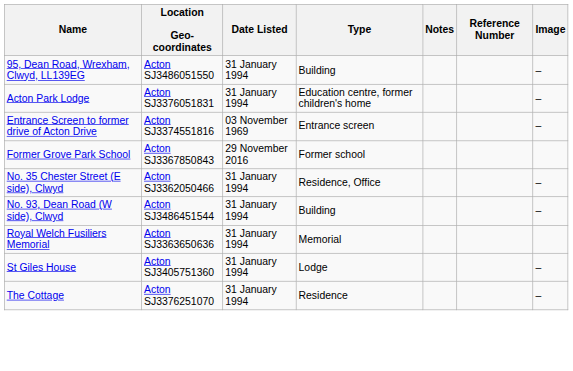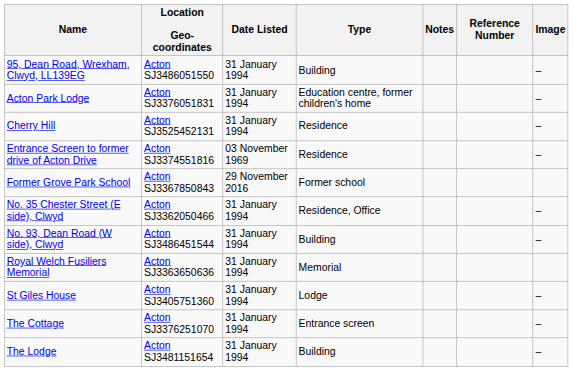+ row: (31, 126)
(336, 126) Entrance screen -> (323, 154) Residence
(323, 295) Residence -> (336, 323) Entrance screen
+ row: (32, 352)
